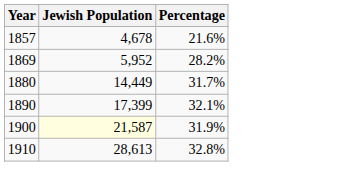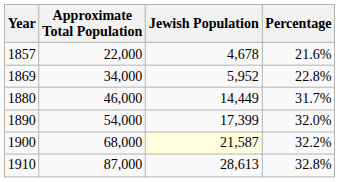+ column: (92, 23)
(207, 60) 28.2% -> (313, 76) 22.8%
(207, 104) 32.1% -> (313, 120) 32.0%
(207, 127) 31.9% -> (313, 143) 32.2%
